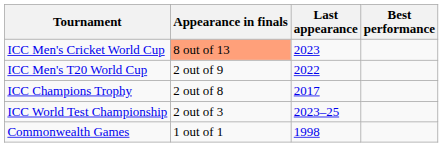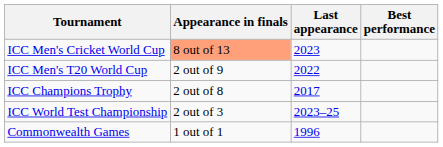(307, 132) 1998 -> (307, 132) 1996
